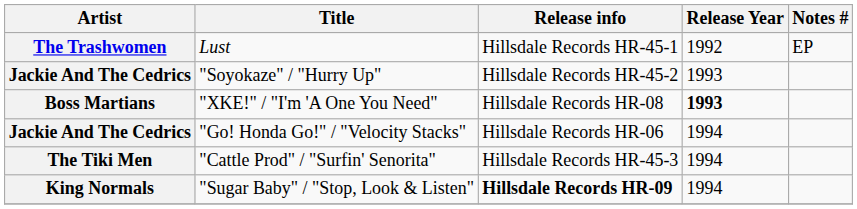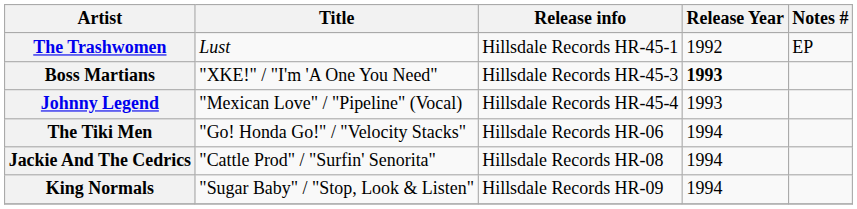- row: (290, 75)
(573, 103) Hillsdale Records HR-08 -> (580, 75) Hillsdale Records HR-45-3
+ row: (331, 103)
(100, 132) Jackie And The Cedrics -> (100, 132) The Tiki Men
(100, 160) The Tiki Men -> (100, 160) Jackie And The Cedrics
(580, 160) Hillsdale Records HR-45-3 -> (573, 160) Hillsdale Records HR-08
(577, 189) bold -> (573, 189) normal
